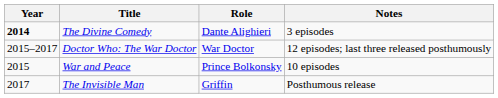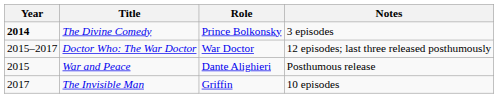(236, 31) Dante Alighieri -> (242, 31) Prince Bolkonsky
(242, 66) Prince Bolkonsky -> (236, 66) Dante Alighieri
(313, 66) 10 episodes -> (331, 66) Posthumous release
(331, 84) Posthumous release -> (313, 84) 10 episodes
